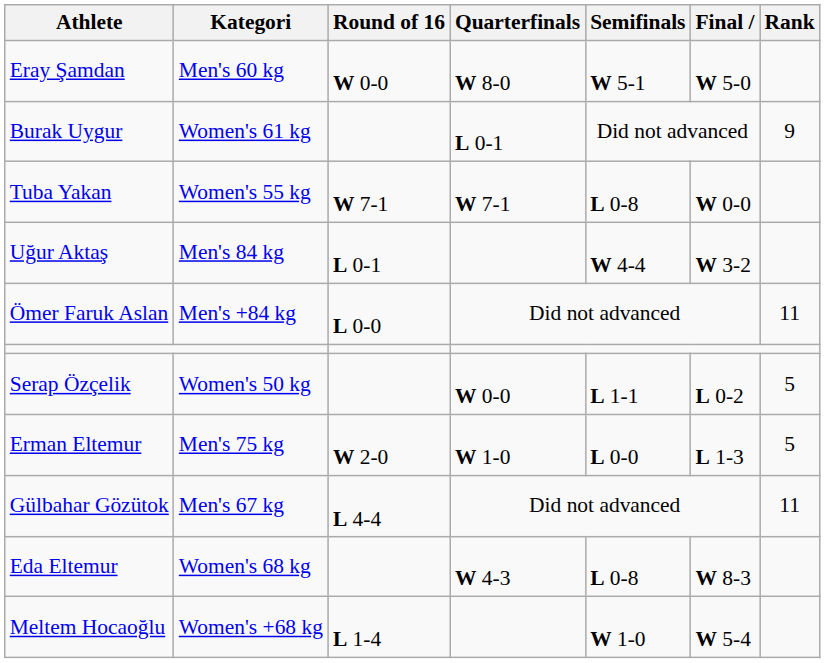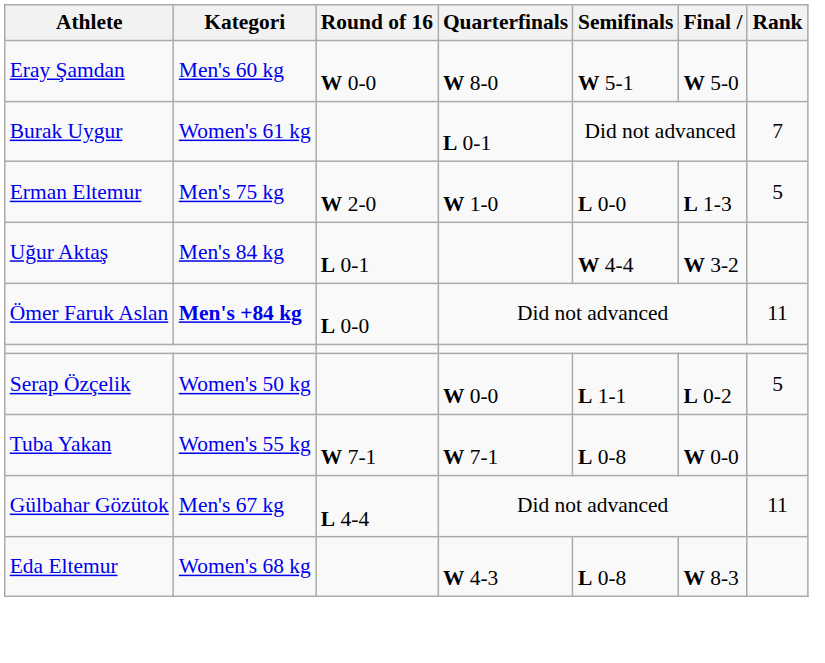(790, 131) 9 -> (778, 131) 7
rows swapped: (76, 444) <-> (61, 192)
(237, 313) normal -> (240, 313) bold
- row: (87, 627)
